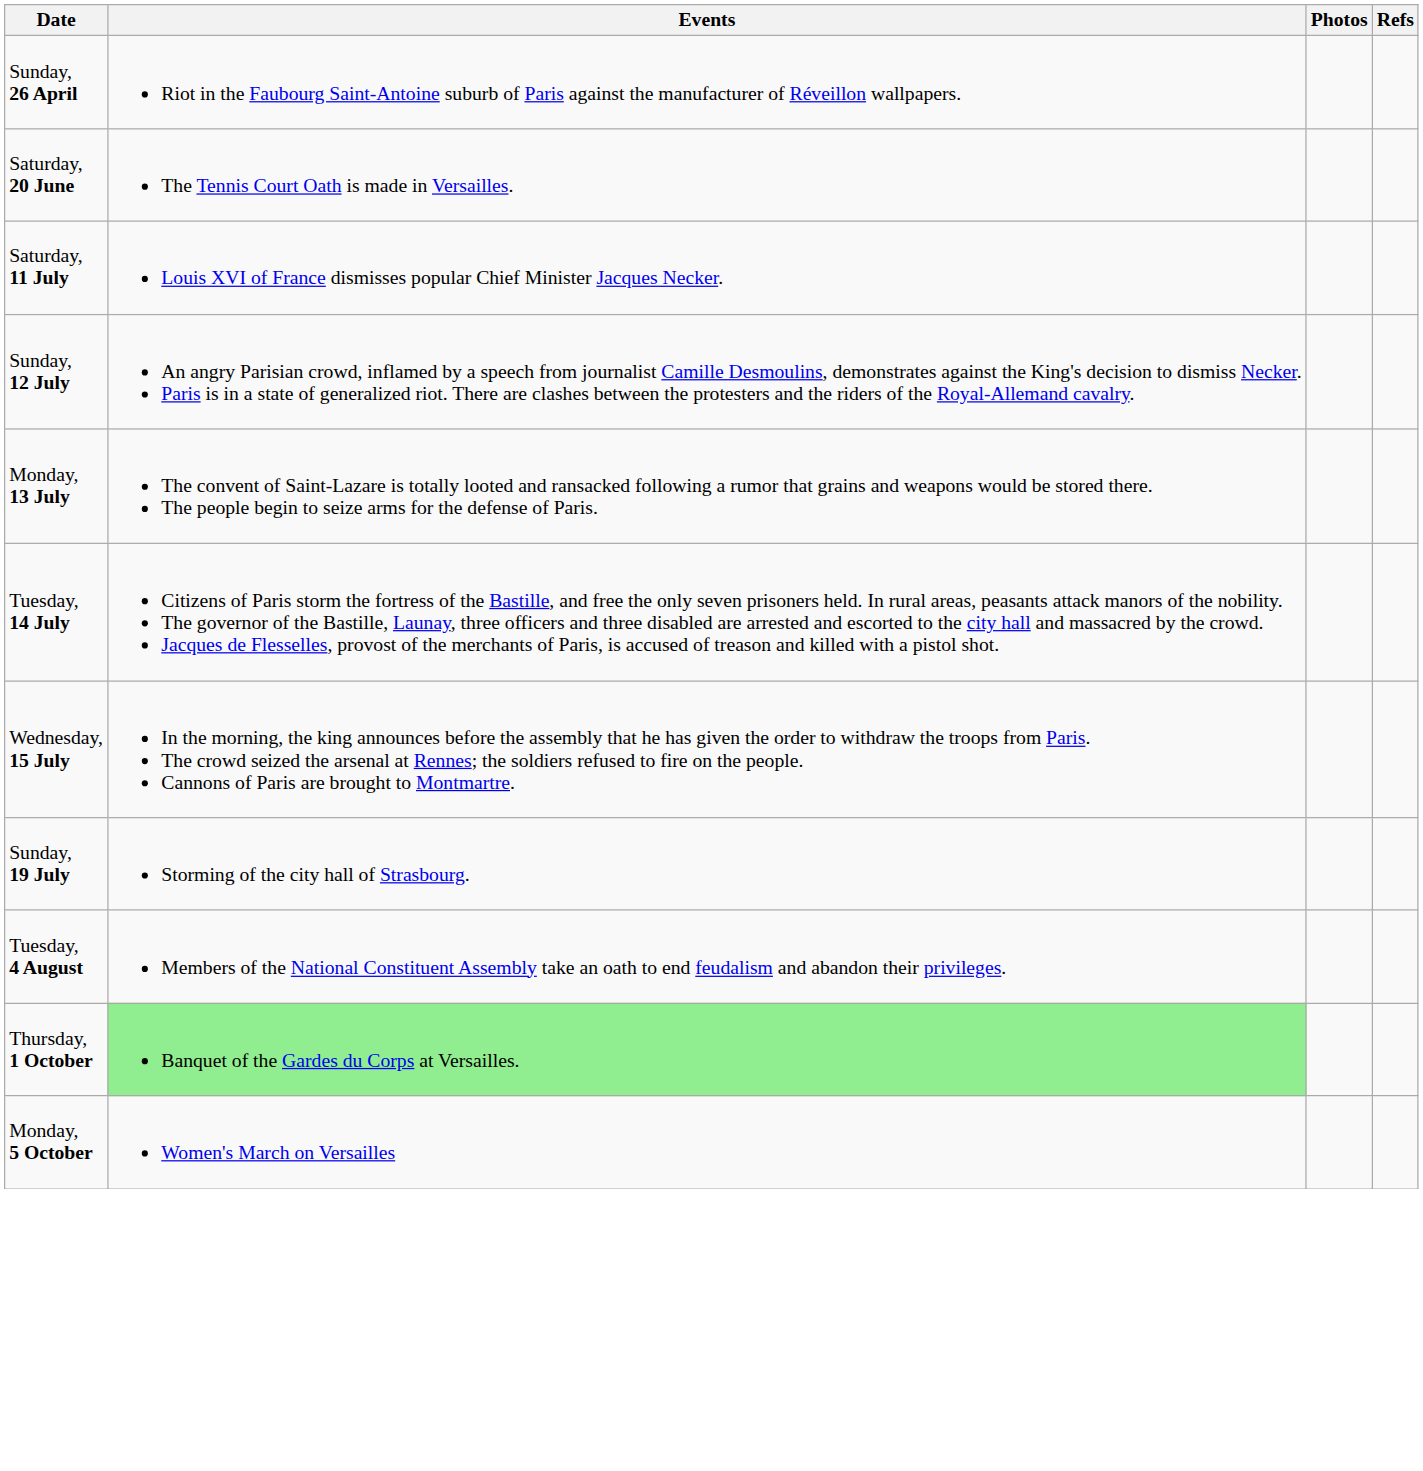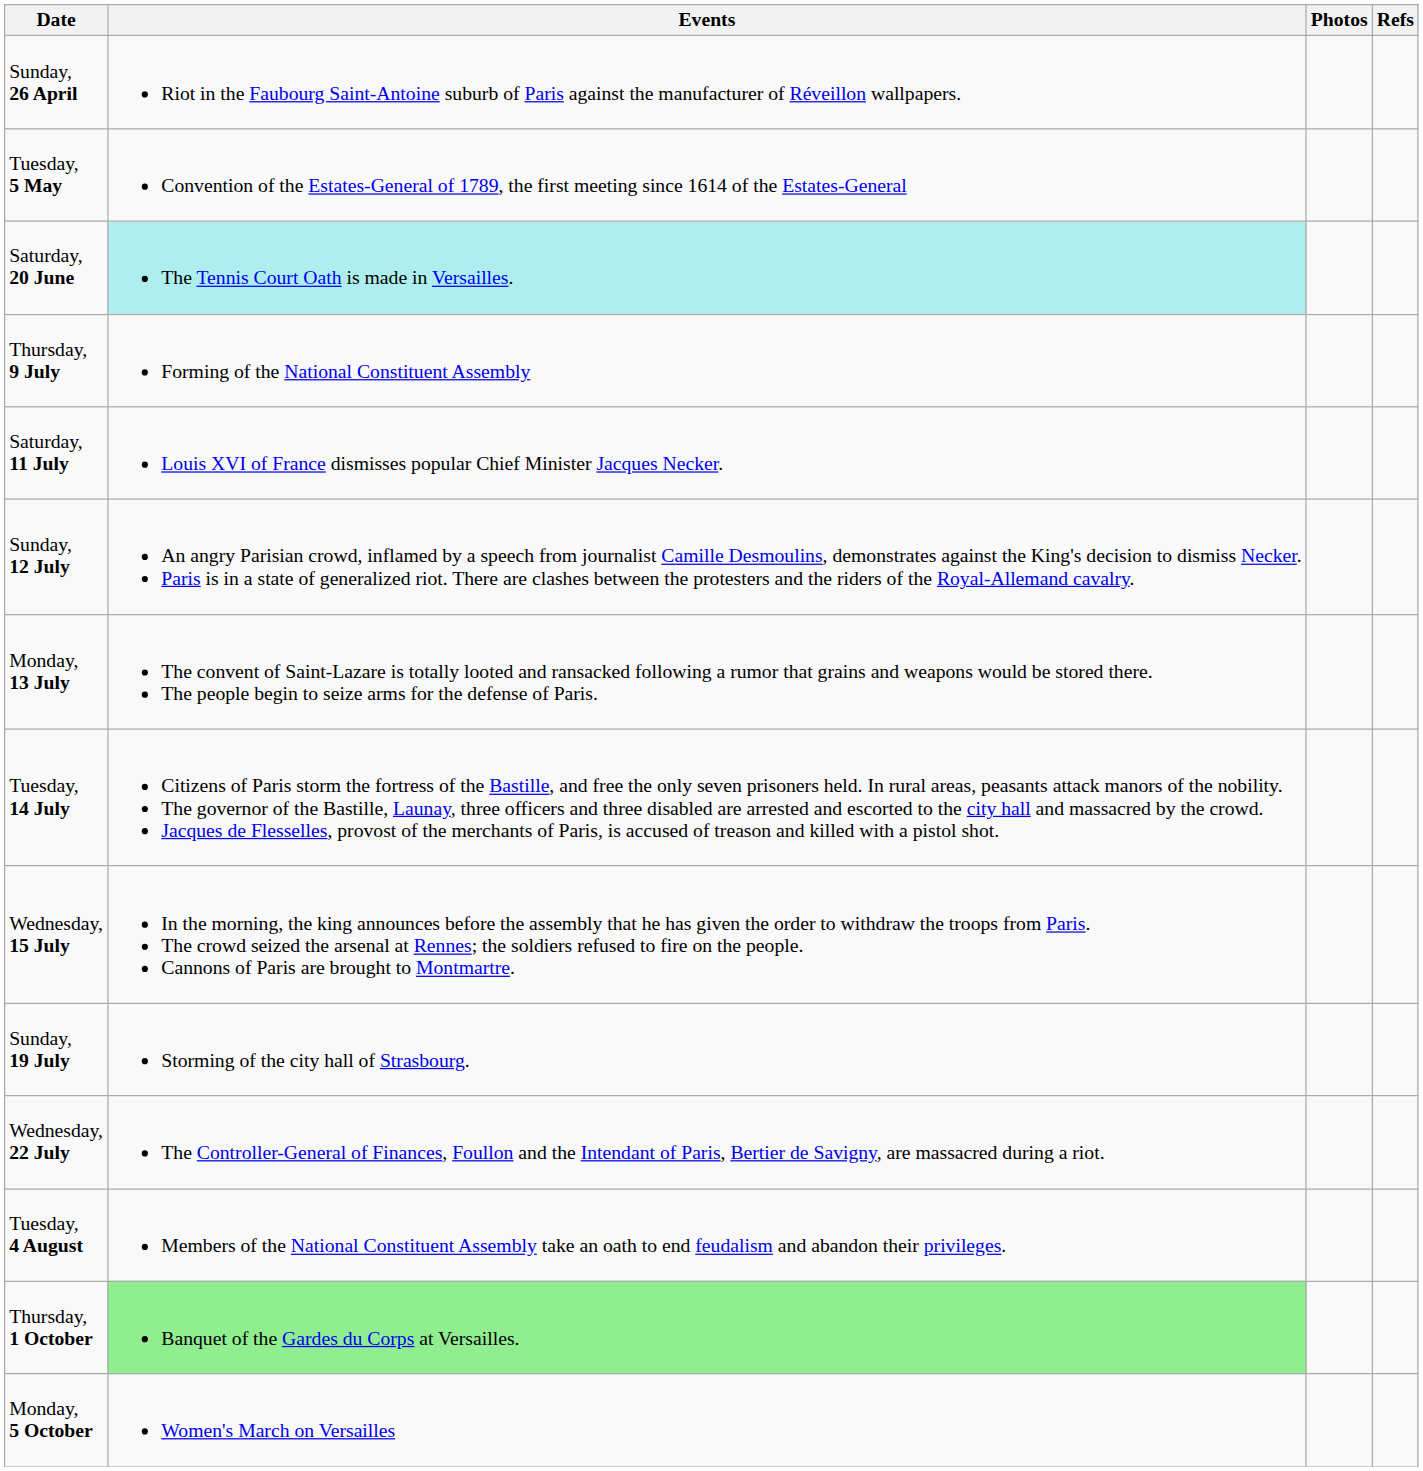+ row: (44, 174)
(707, 186) no background -> (707, 279) paleturquoise background
+ row: (48, 360)
+ row: (56, 1142)
